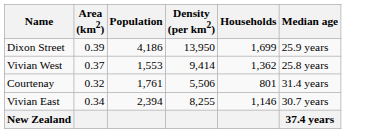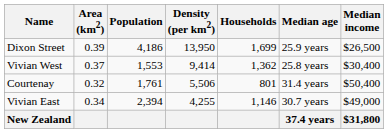+ column: (362, 21)
(202, 101) 8,255 -> (202, 101) 4,255
